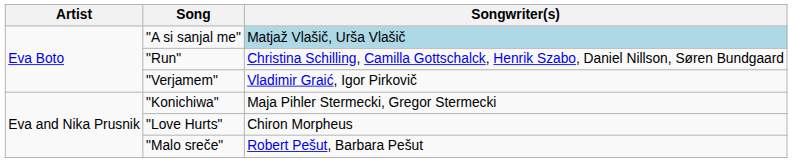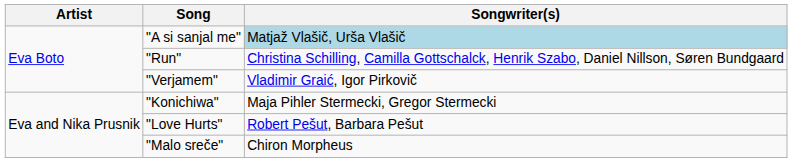(300, 124) Chiron Morpheus -> (335, 124) Robert Pešut, Barbara Pešut
(335, 146) Robert Pešut, Barbara Pešut -> (300, 146) Chiron Morpheus
